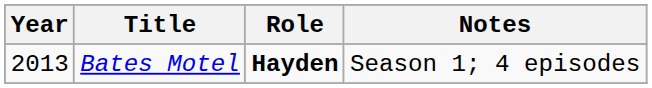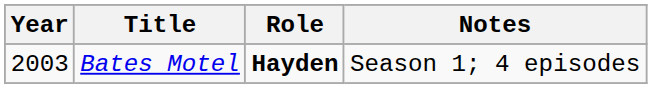(40, 64) 2013 -> (40, 64) 2003
